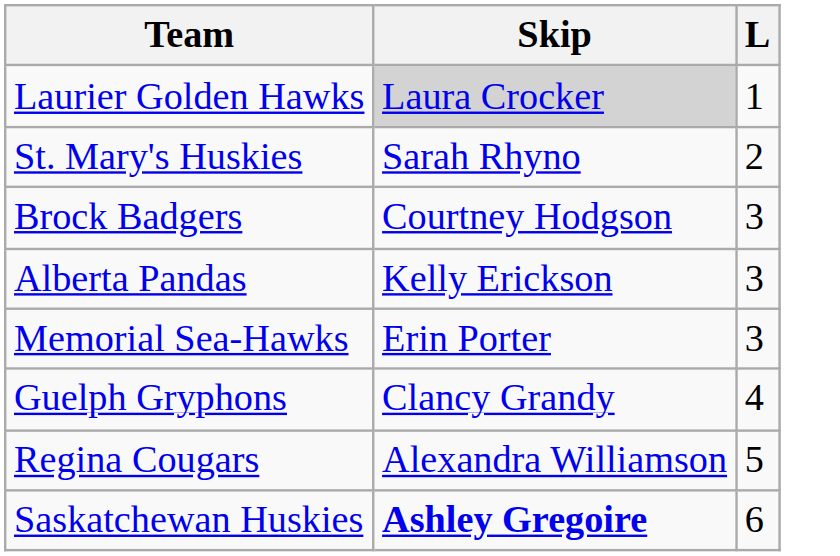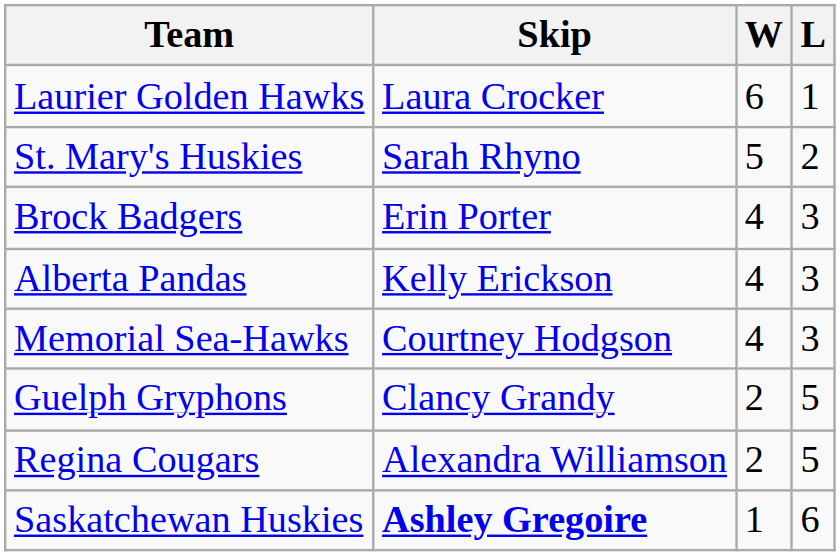+ column: (764, 34)
(493, 95) lightgrey background -> (493, 95) no background
(527, 216) Courtney Hodgson -> (467, 216) Erin Porter
(467, 338) Erin Porter -> (527, 338) Courtney Hodgson
(754, 398) 4 -> (810, 398) 5
